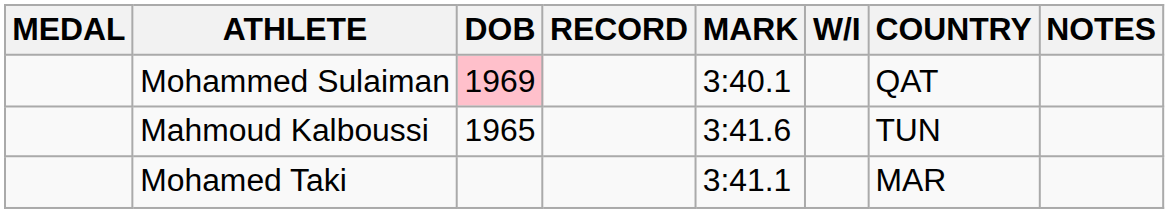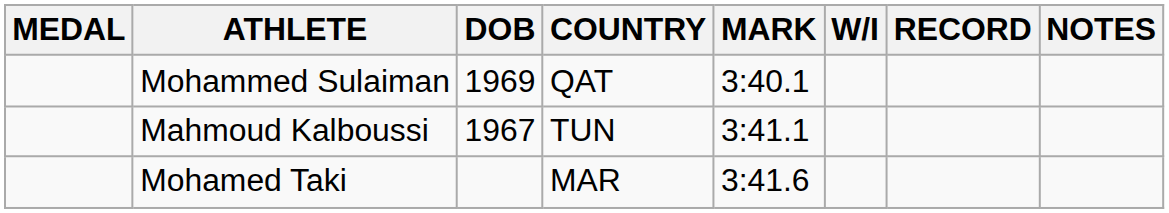columns swapped: (954, 29) <-> (619, 29)
(500, 80) pink background -> (500, 80) no background
(500, 130) 1965 -> (500, 130) 1967
(747, 130) 3:41.6 -> (765, 130) 3:41.1
(747, 181) 3:41.1 -> (765, 181) 3:41.6
